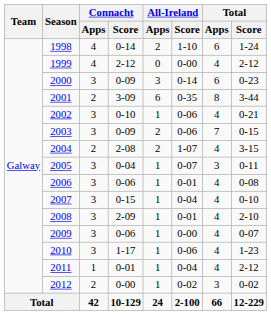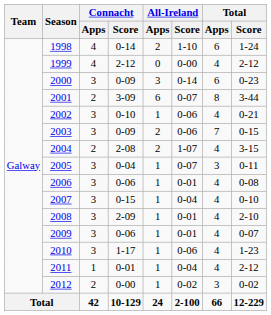(187, 98) 0-35 -> (187, 98) 0-07
(187, 234) 0-00 -> (187, 234) 0-01
